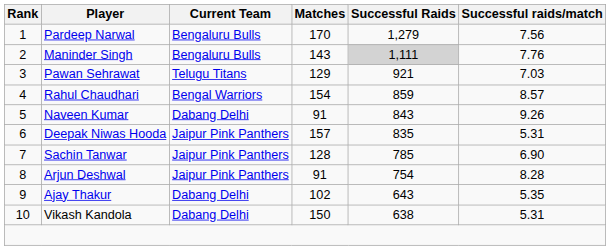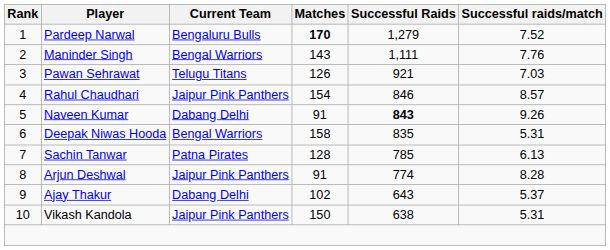(320, 34) normal -> (320, 34) bold
(532, 34) 7.56 -> (532, 34) 7.52
(216, 54) Bengaluru Bulls -> (217, 54) Bengal Warriors
(403, 54) lightgrey background -> (403, 54) no background
(320, 74) 129 -> (320, 74) 126
(217, 94) Bengal Warriors -> (230, 94) Jaipur Pink Panthers
(403, 94) 859 -> (403, 94) 846
(403, 114) normal -> (403, 114) bold
(230, 134) Jaipur Pink Panthers -> (217, 134) Bengal Warriors
(320, 134) 157 -> (320, 134) 158
(230, 154) Jaipur Pink Panthers -> (210, 154) Patna Pirates
(532, 154) 6.90 -> (532, 154) 6.13
(403, 174) 754 -> (403, 174) 774
(532, 194) 5.35 -> (532, 194) 5.37
(210, 214) Dabang Delhi -> (230, 214) Jaipur Pink Panthers
